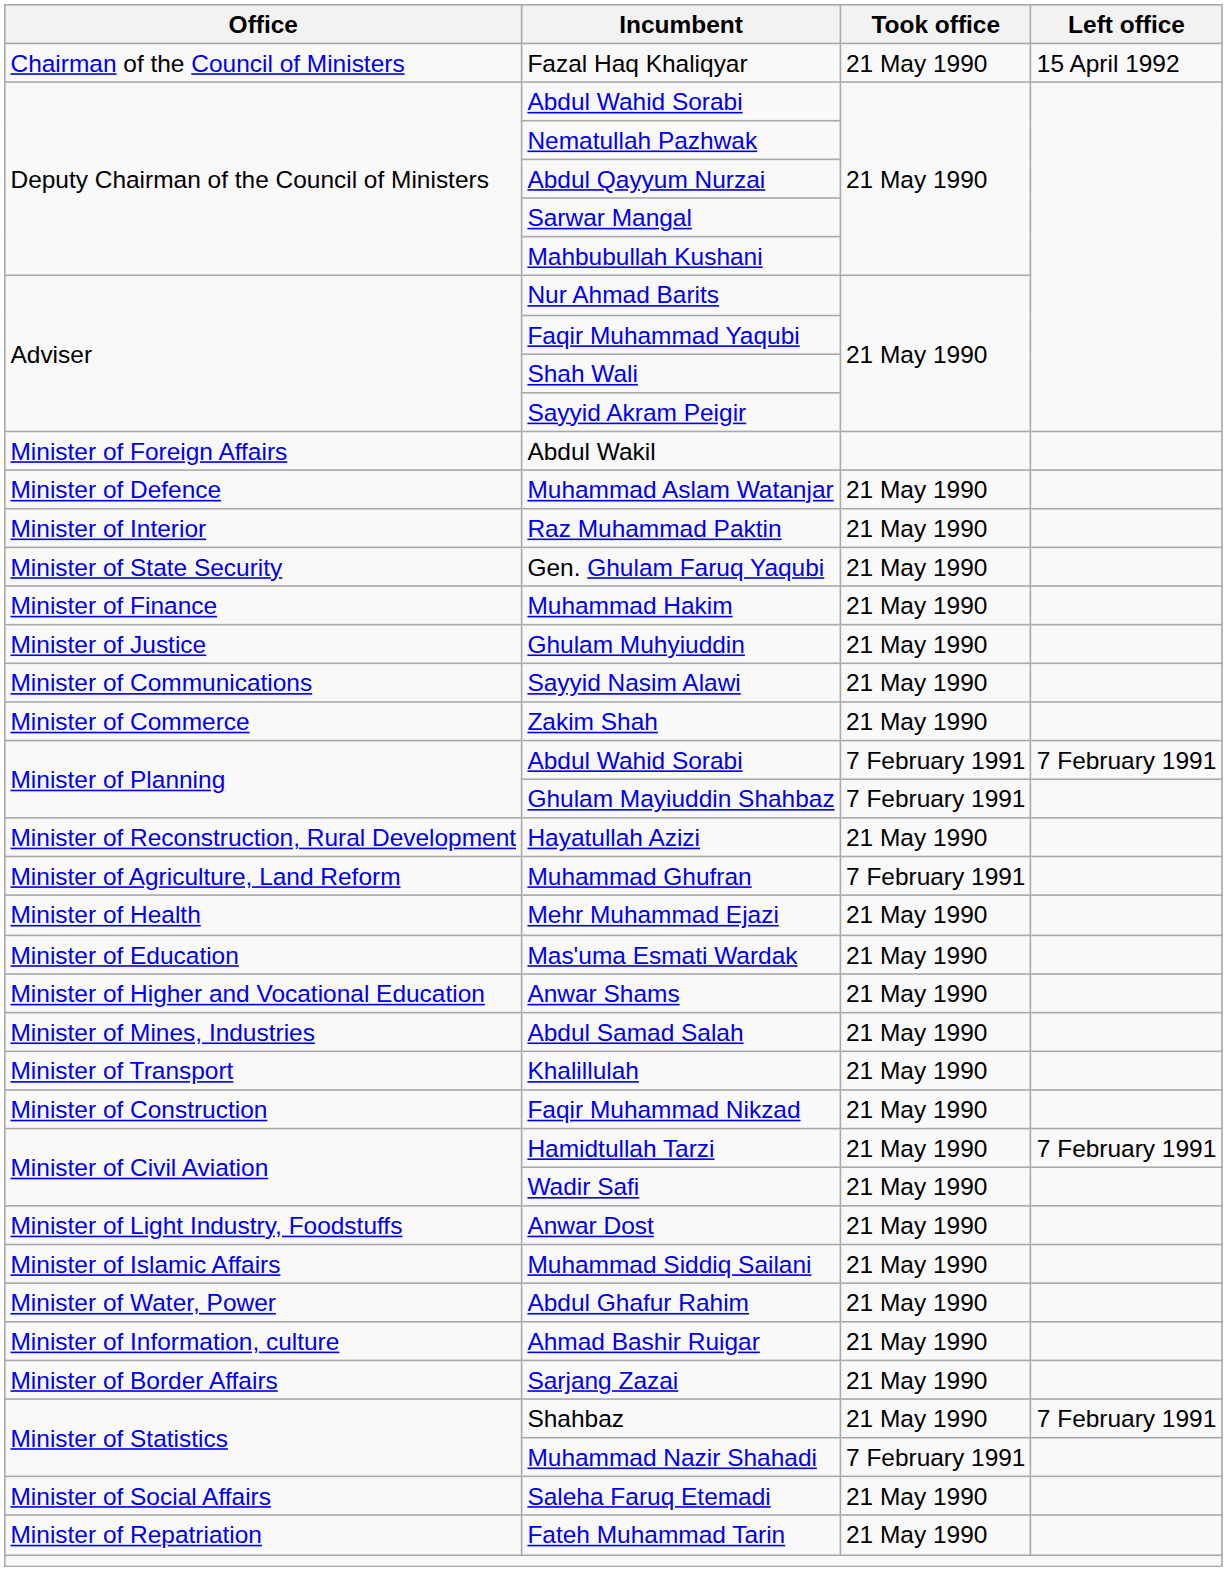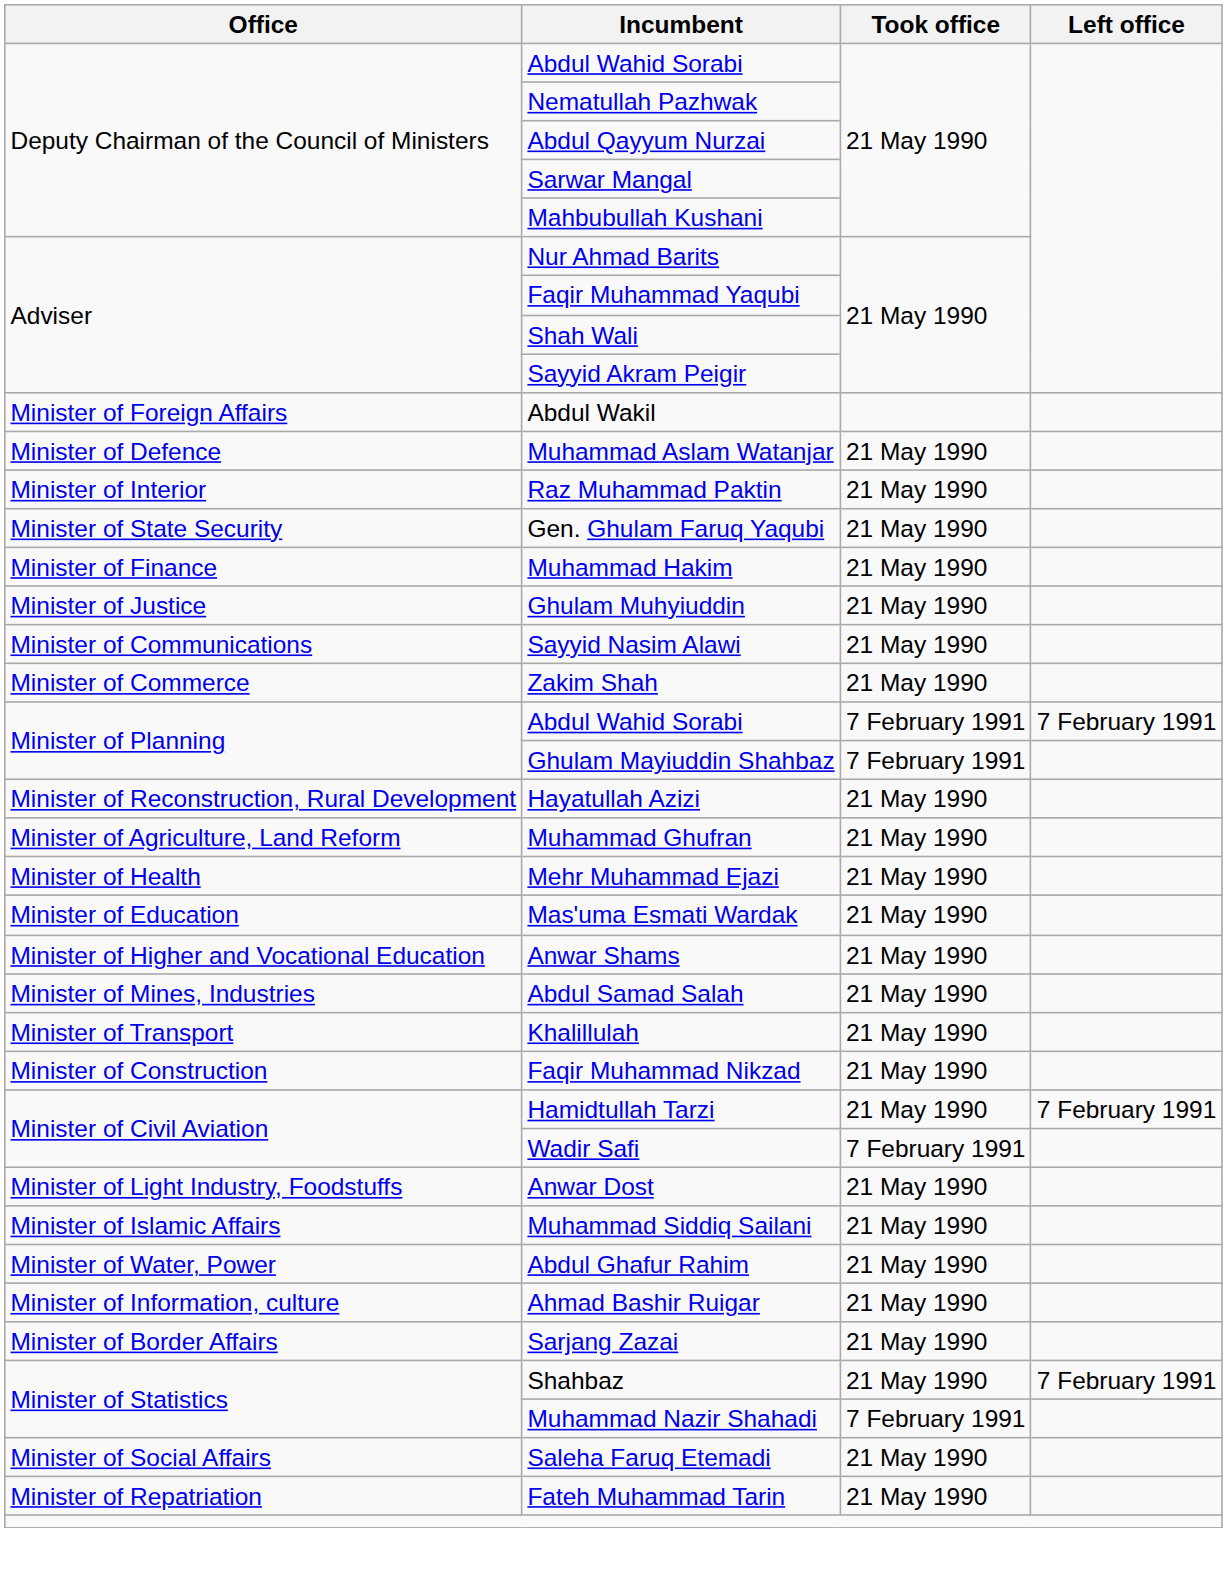- row: (208, 63)
(936, 877) 7 February 1991 -> (917, 838) 21 May 1990
(917, 1187) 21 May 1990 -> (936, 1148) 7 February 1991
